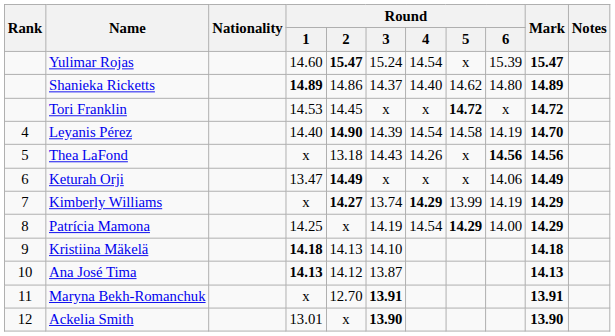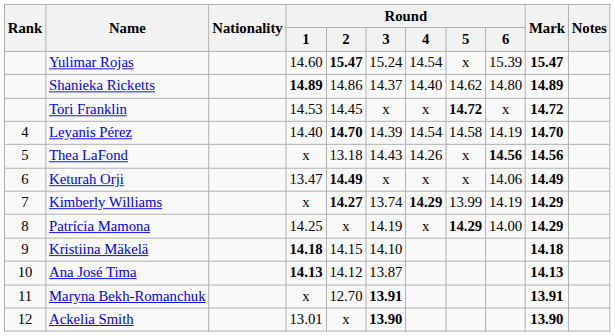(346, 132) 14.90 -> (346, 132) 14.70
(426, 226) 14.54 -> (426, 226) x
(346, 249) 14.13 -> (346, 249) 14.15
